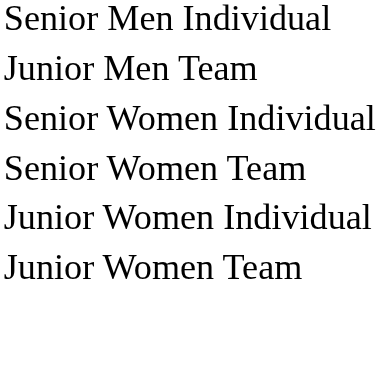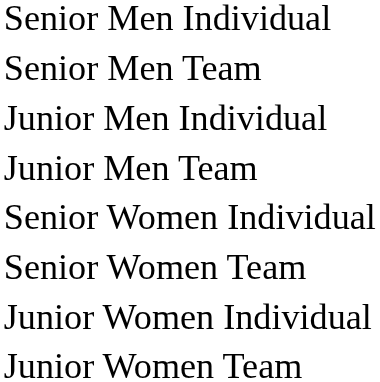+ row: (133, 68)
+ row: (165, 117)
